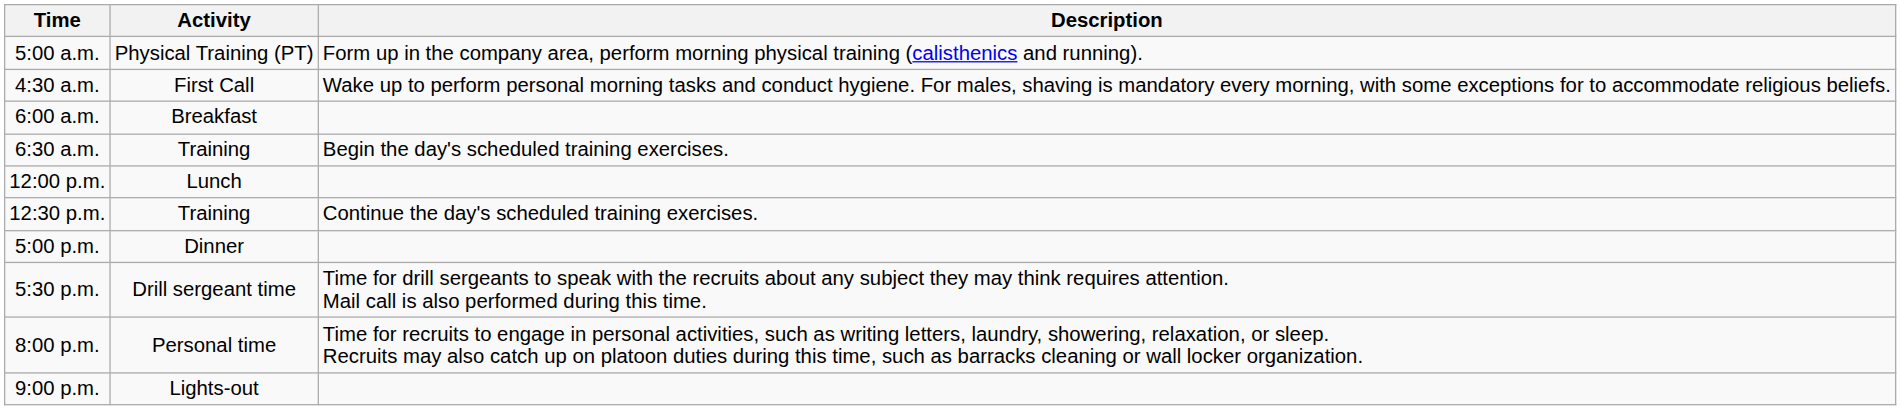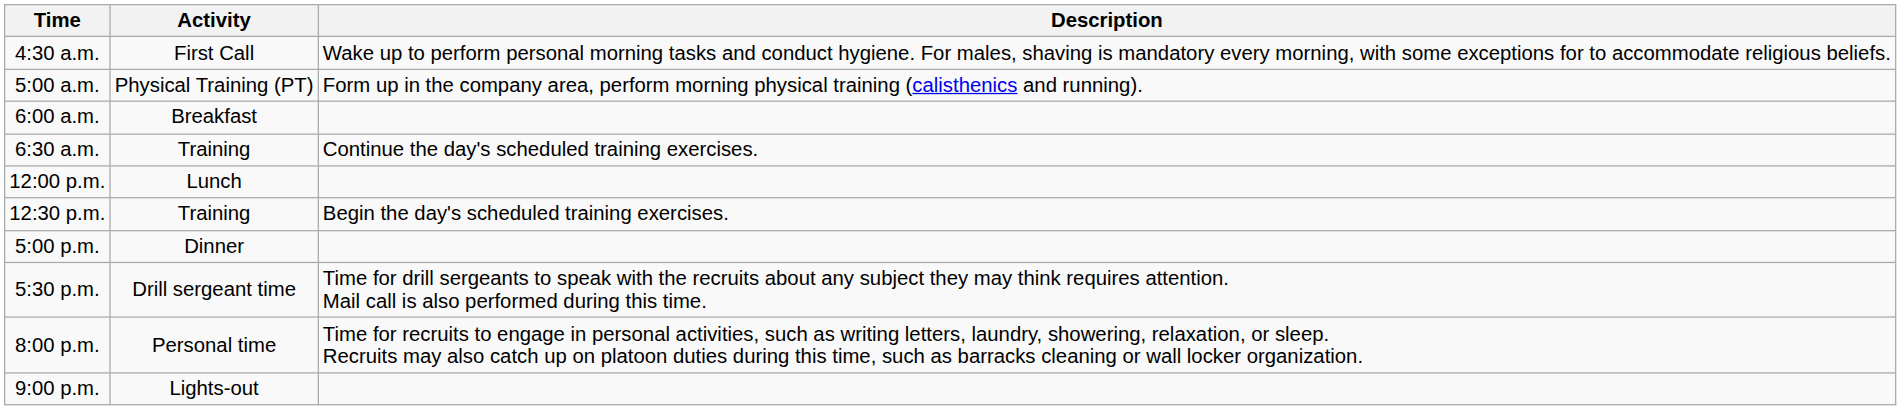rows swapped: (57, 85) <-> (57, 52)
(526, 149) Begin the day's scheduled training exercises. -> (541, 149) Continue the day's scheduled training exercises.
(541, 213) Continue the day's scheduled training exercises. -> (526, 213) Begin the day's scheduled training exercises.
